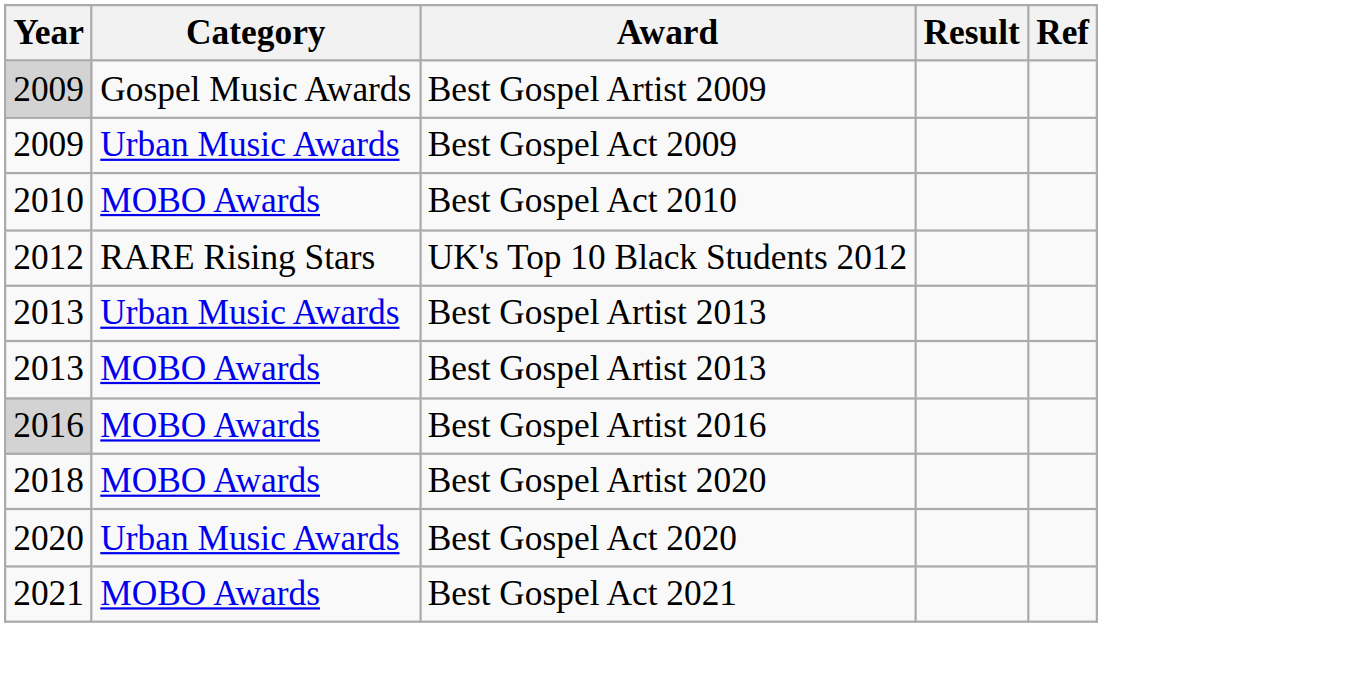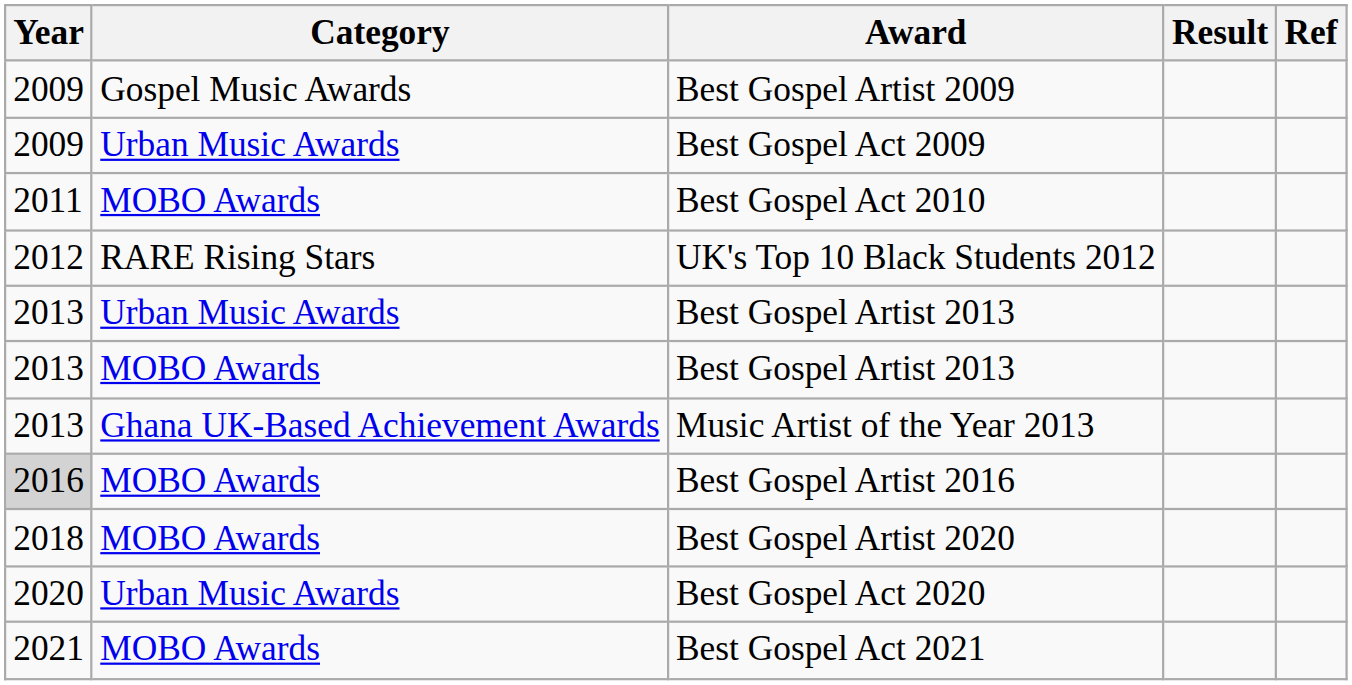(49, 88) lightgrey background -> (49, 88) no background
(49, 200) 2010 -> (48, 200) 2011
+ row: (380, 425)
